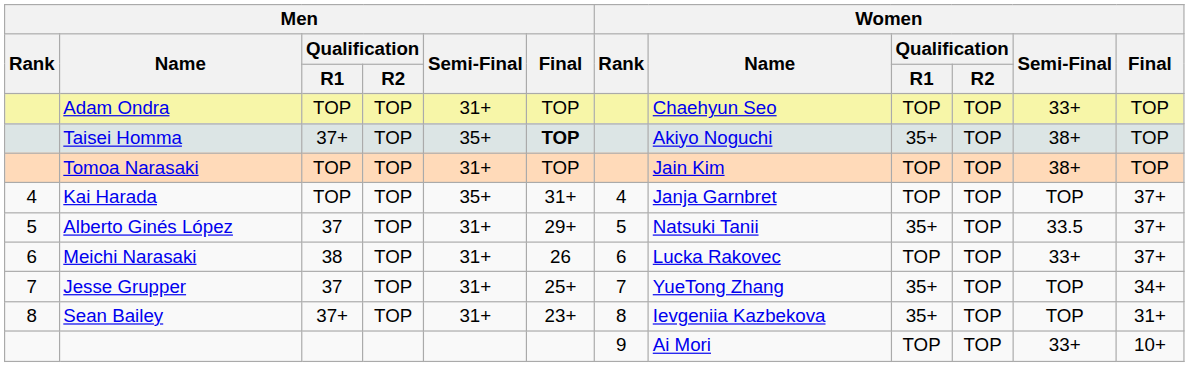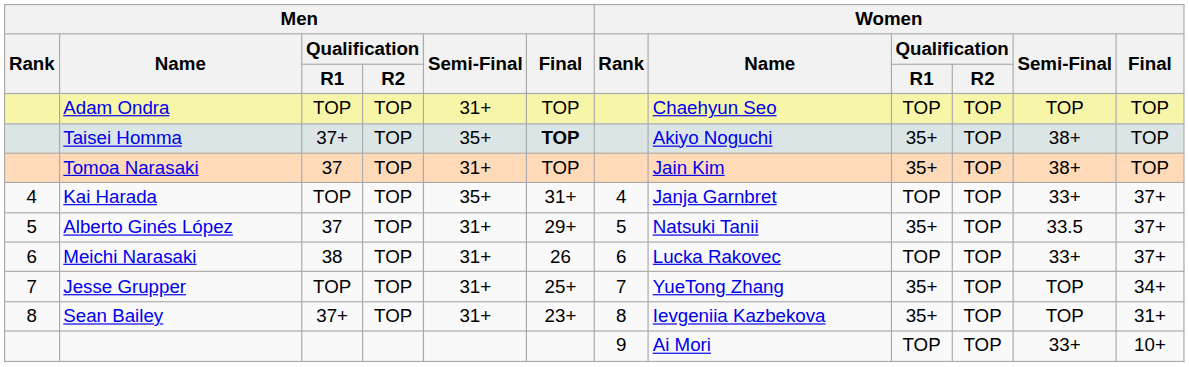(1065, 108) 33+ -> (1065, 108) TOP
(332, 167) TOP -> (332, 167) 37
(922, 167) TOP -> (922, 167) 35+
(1065, 197) TOP -> (1065, 197) 33+
(332, 286) 37 -> (332, 286) TOP
